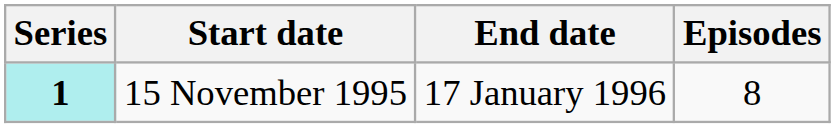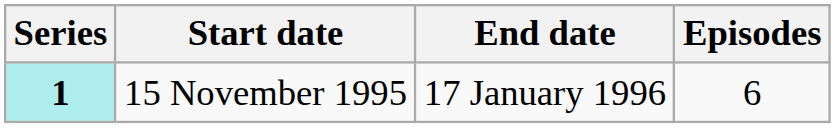(752, 91) 8 -> (752, 91) 6
